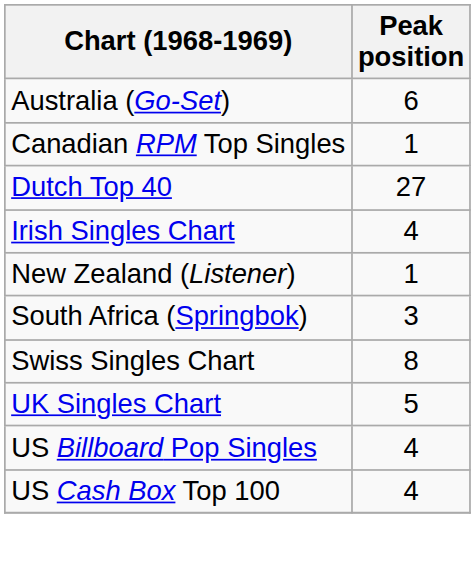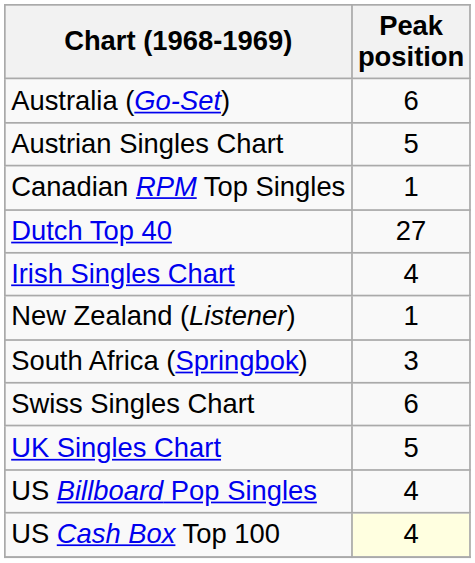+ row: (147, 143)
(411, 360) 8 -> (411, 404) 6
(411, 490) no background -> (411, 534) lightyellow background
